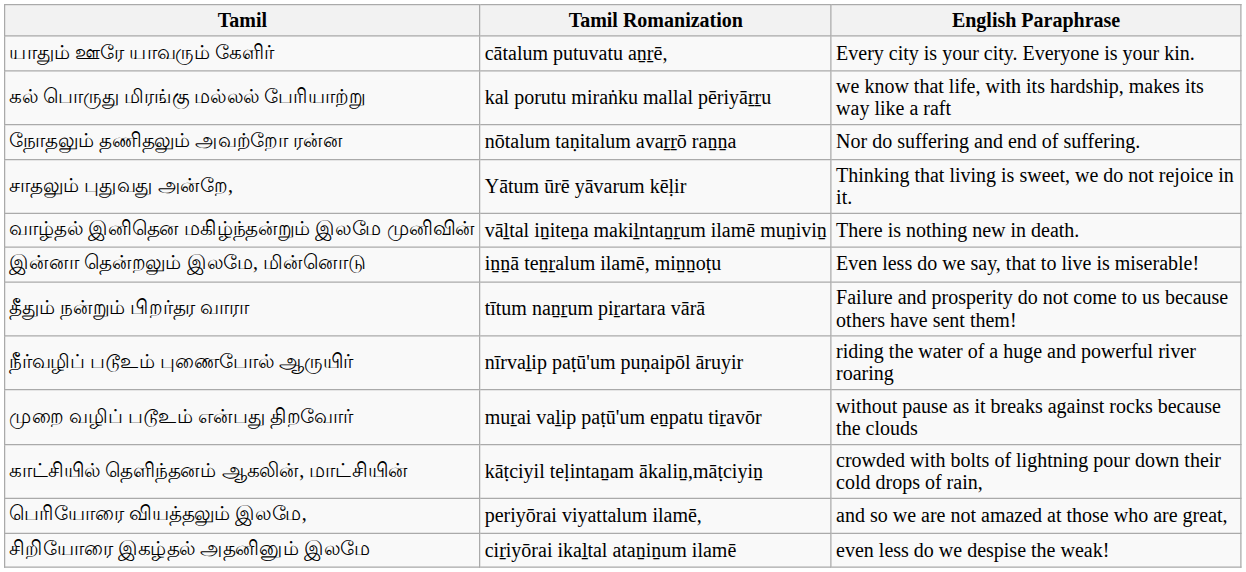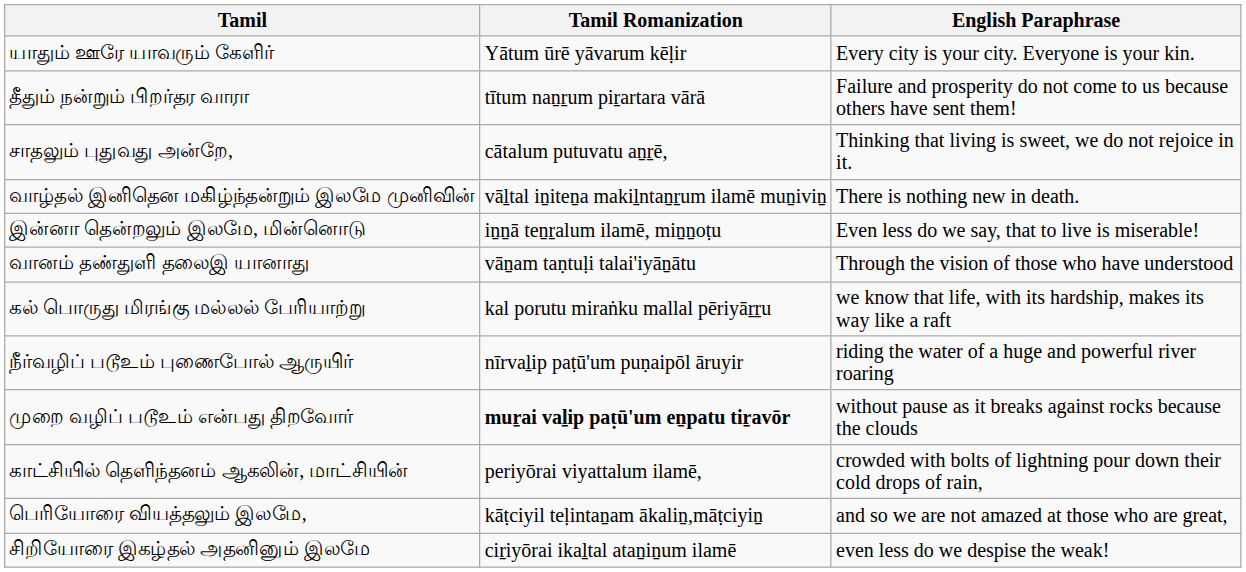(576, 53) cātalum putuvatu aṉṟē, -> (586, 53) Yātum ūrē yāvarum kēḷir
rows swapped: (129, 307) <-> (187, 96)
- row: (176, 140)
(586, 185) Yātum ūrē yāvarum kēḷir -> (576, 151) cātalum putuvatu aṉṟē,
+ row: (159, 263)
(623, 417) normal -> (637, 417) bold
(624, 471) kāṭciyil teḷintaṉam ākaliṉ,māṭciyiṉ -> (593, 471) periyōrai viyattalum ilamē,
(593, 515) periyōrai viyattalum ilamē, -> (624, 515) kāṭciyil teḷintaṉam ākaliṉ,māṭciyiṉ
